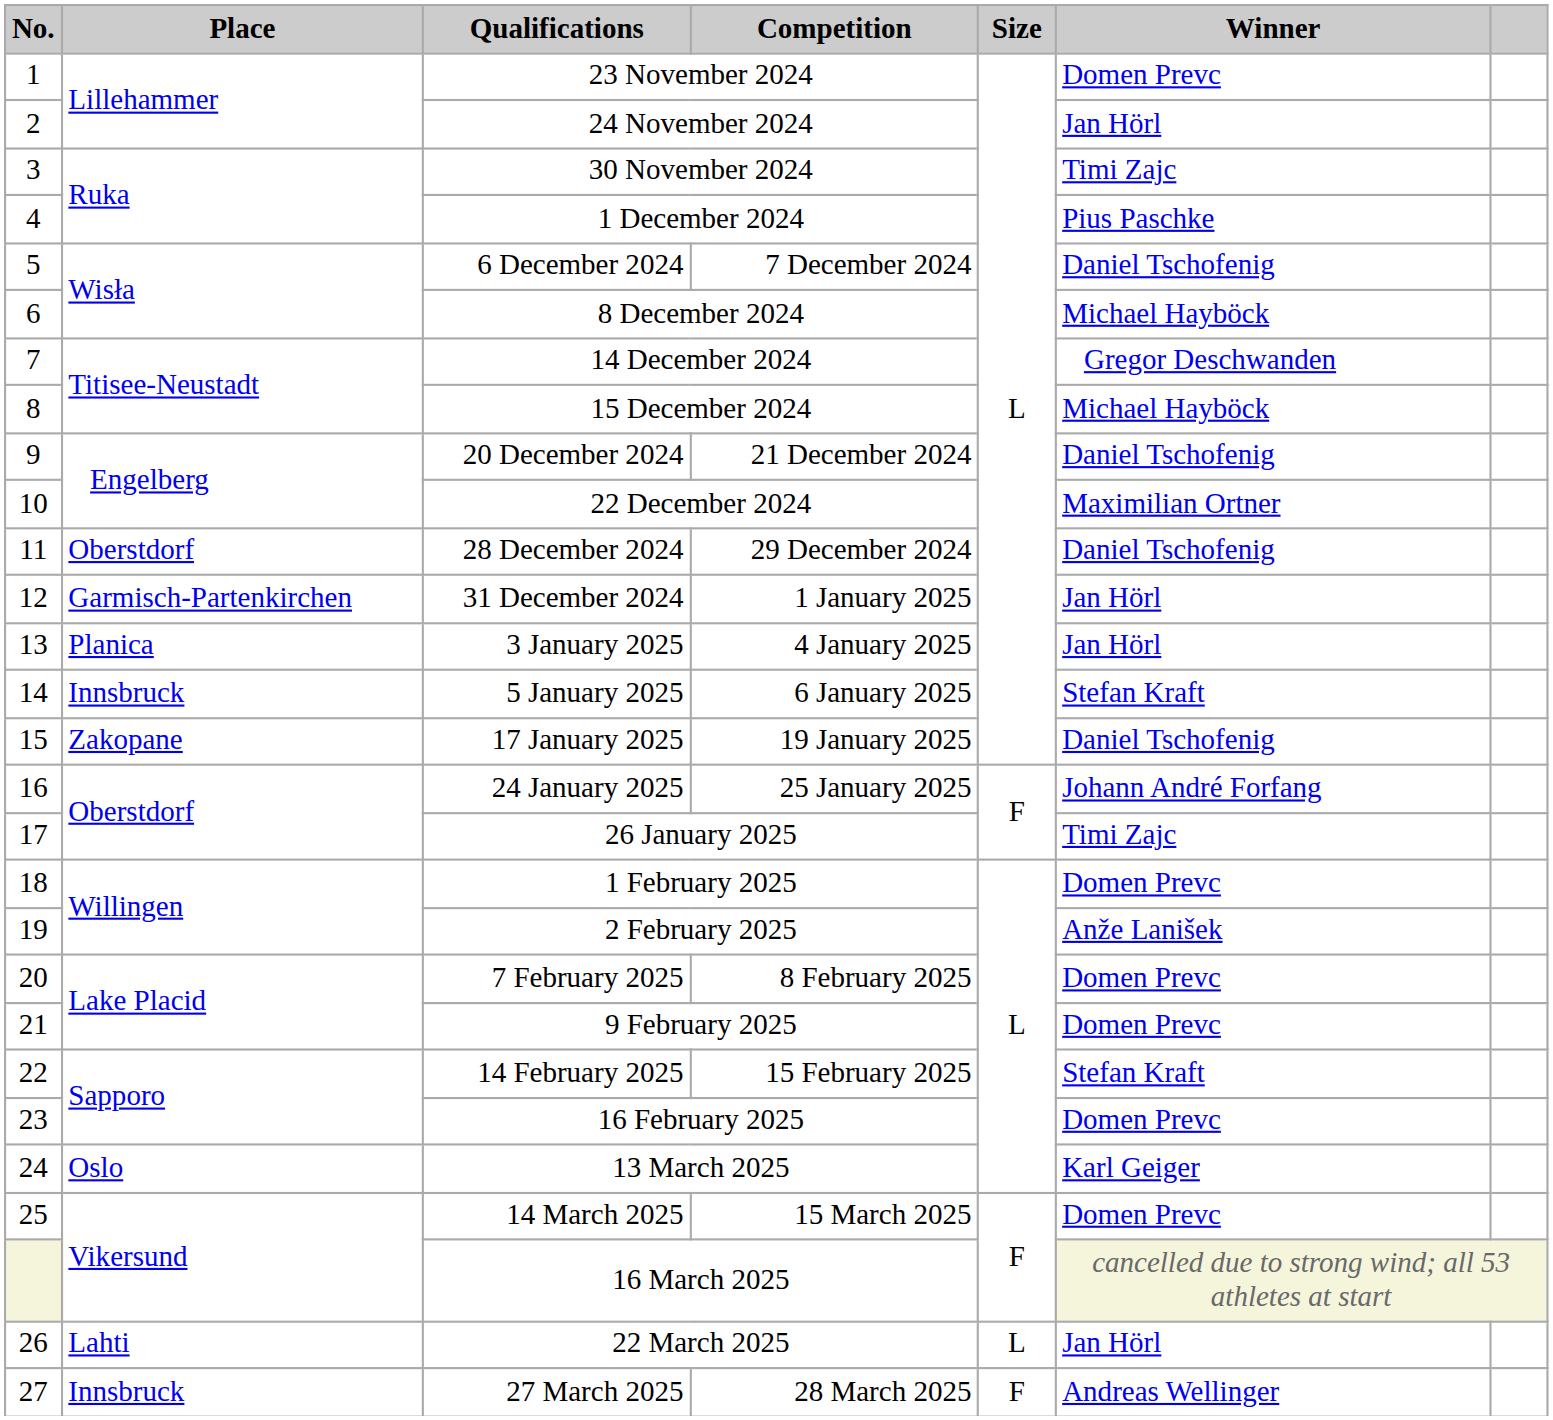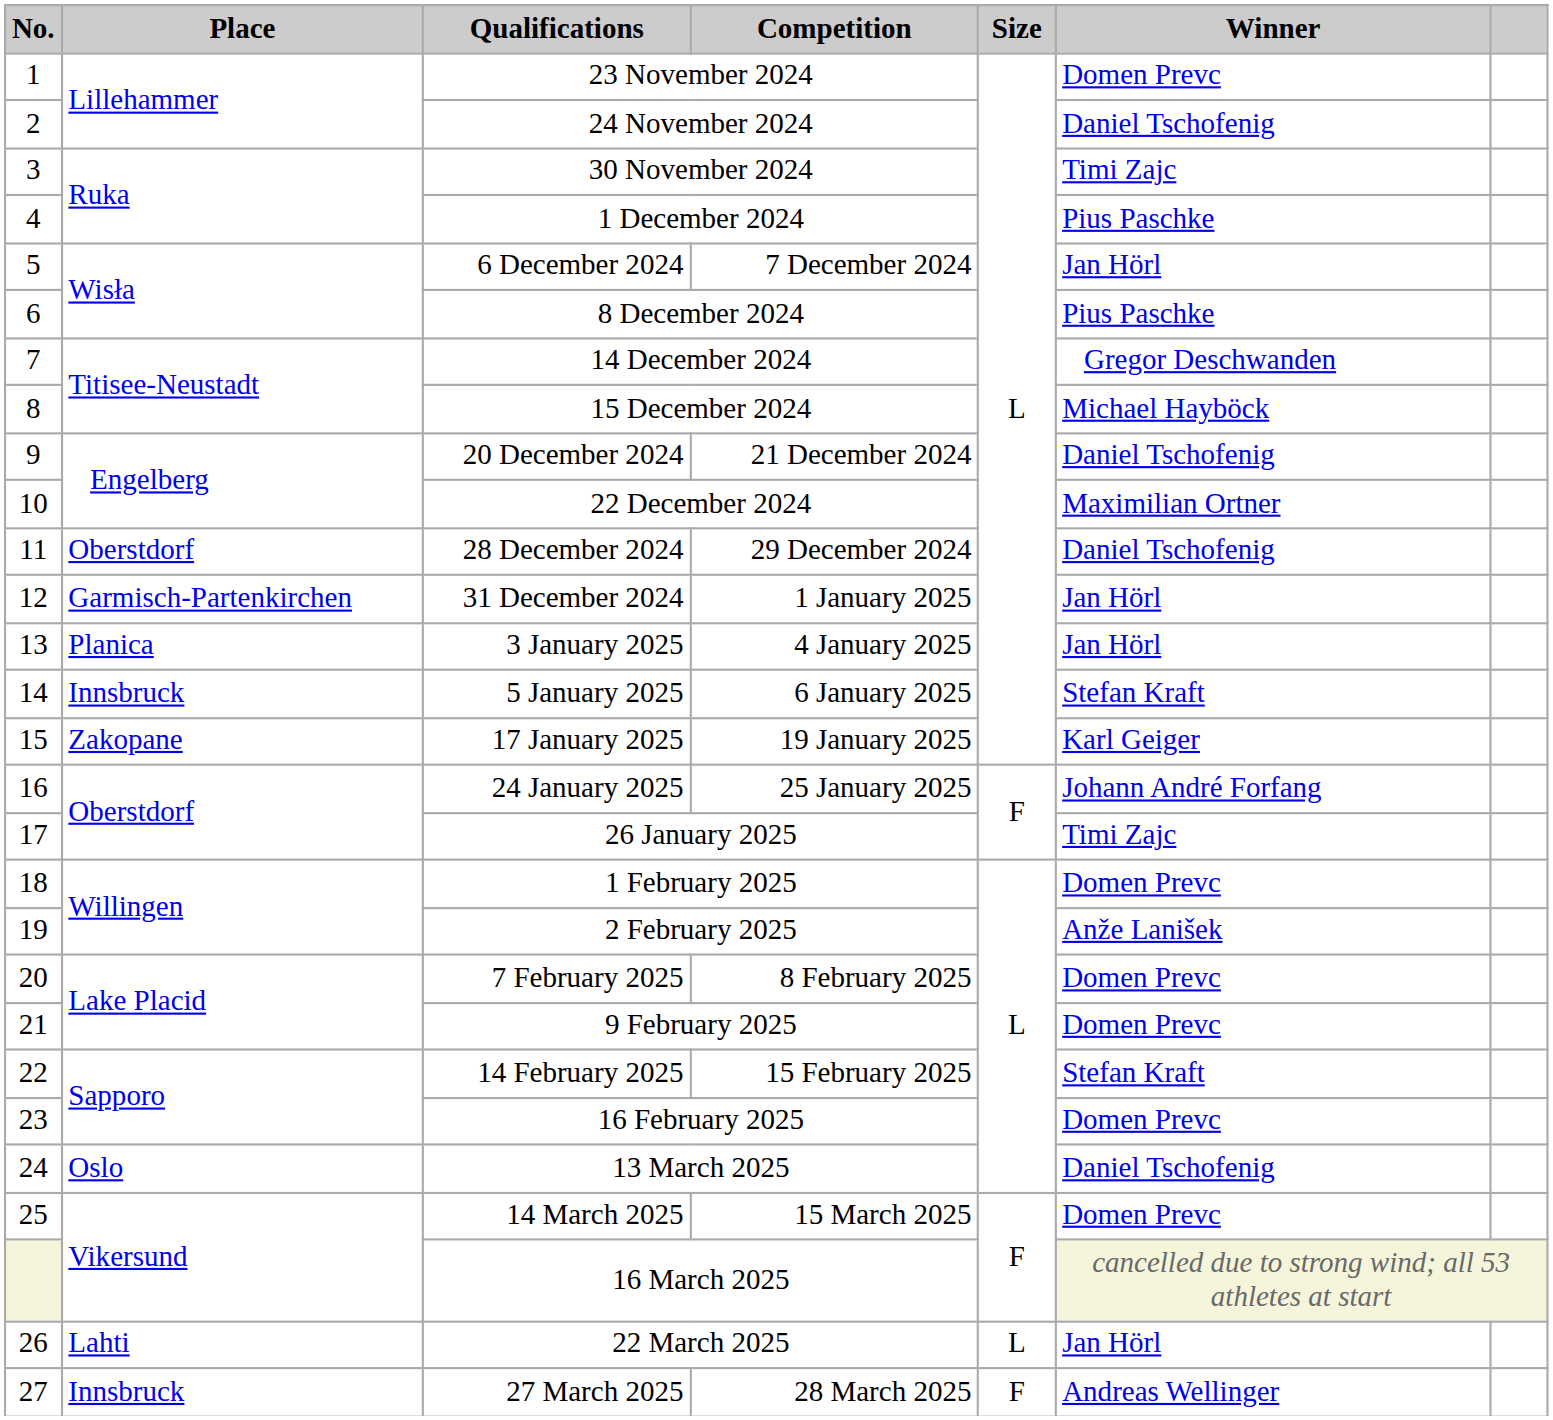(1112, 122) Jan Hörl -> (1168, 122) Daniel Tschofenig
(1168, 265) Daniel Tschofenig -> (1112, 265) Jan Hörl
(1166, 312) Michael Hayböck -> (1138, 312) Pius Paschke
(1168, 740) Daniel Tschofenig -> (1131, 740) Karl Geiger
(1131, 1167) Karl Geiger -> (1168, 1167) Daniel Tschofenig
